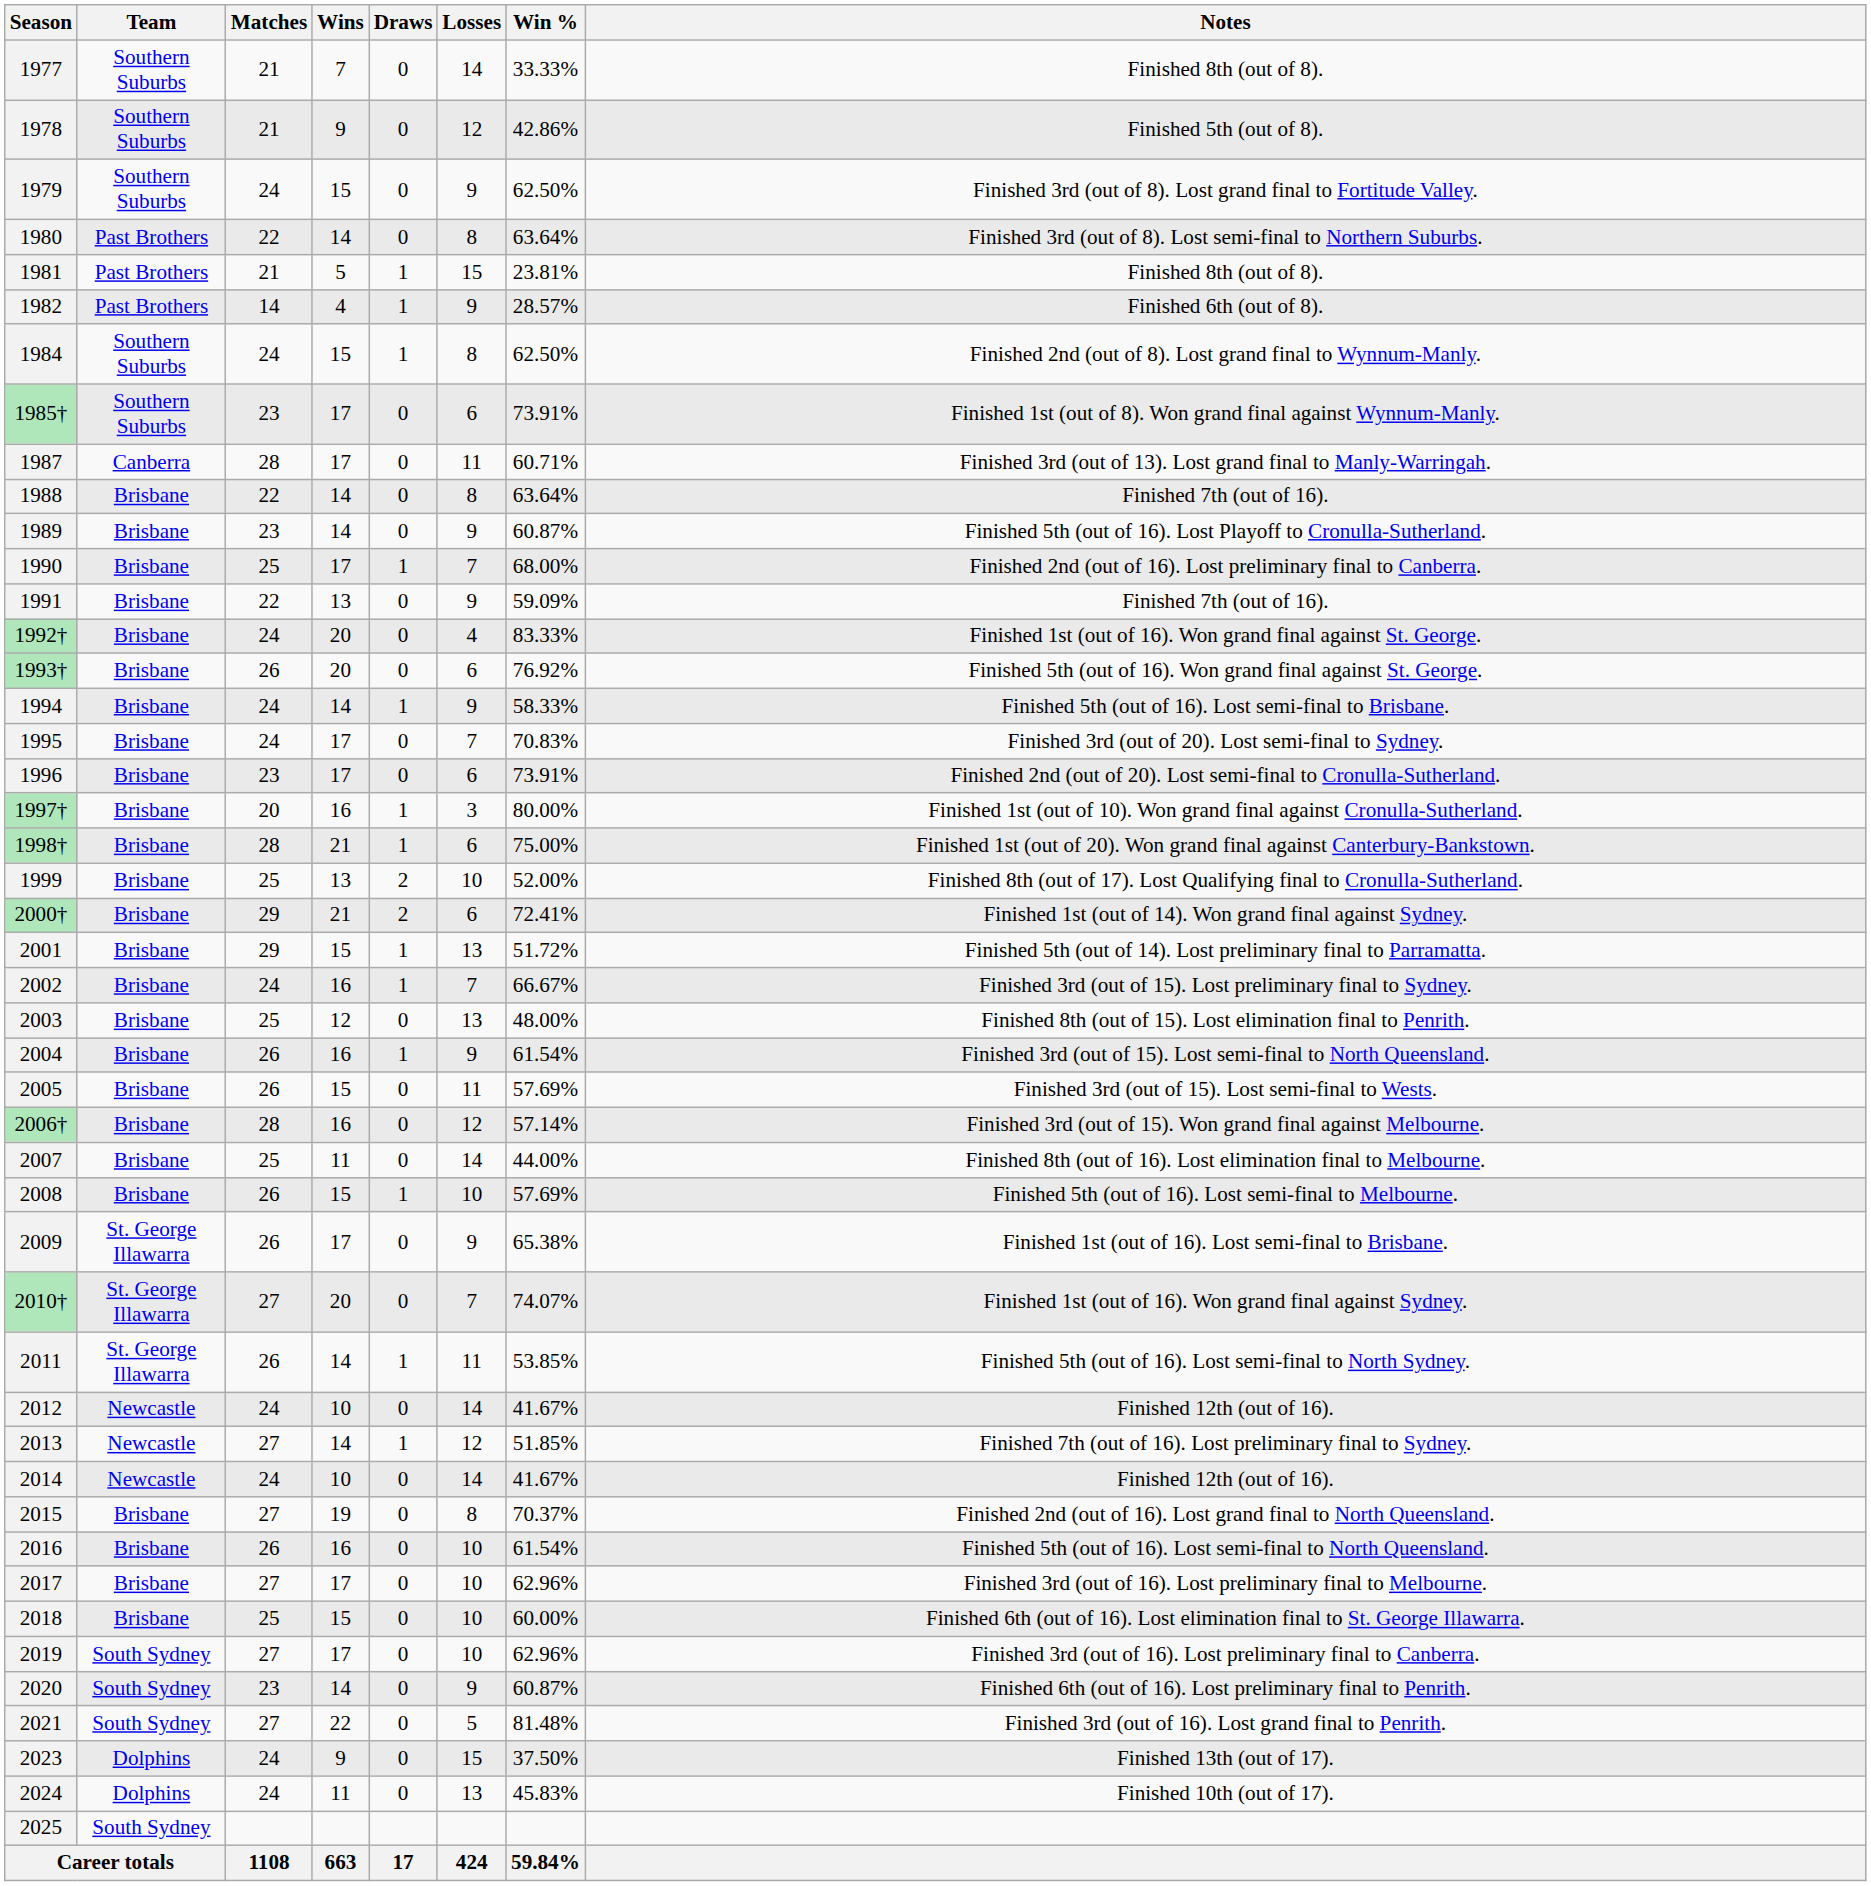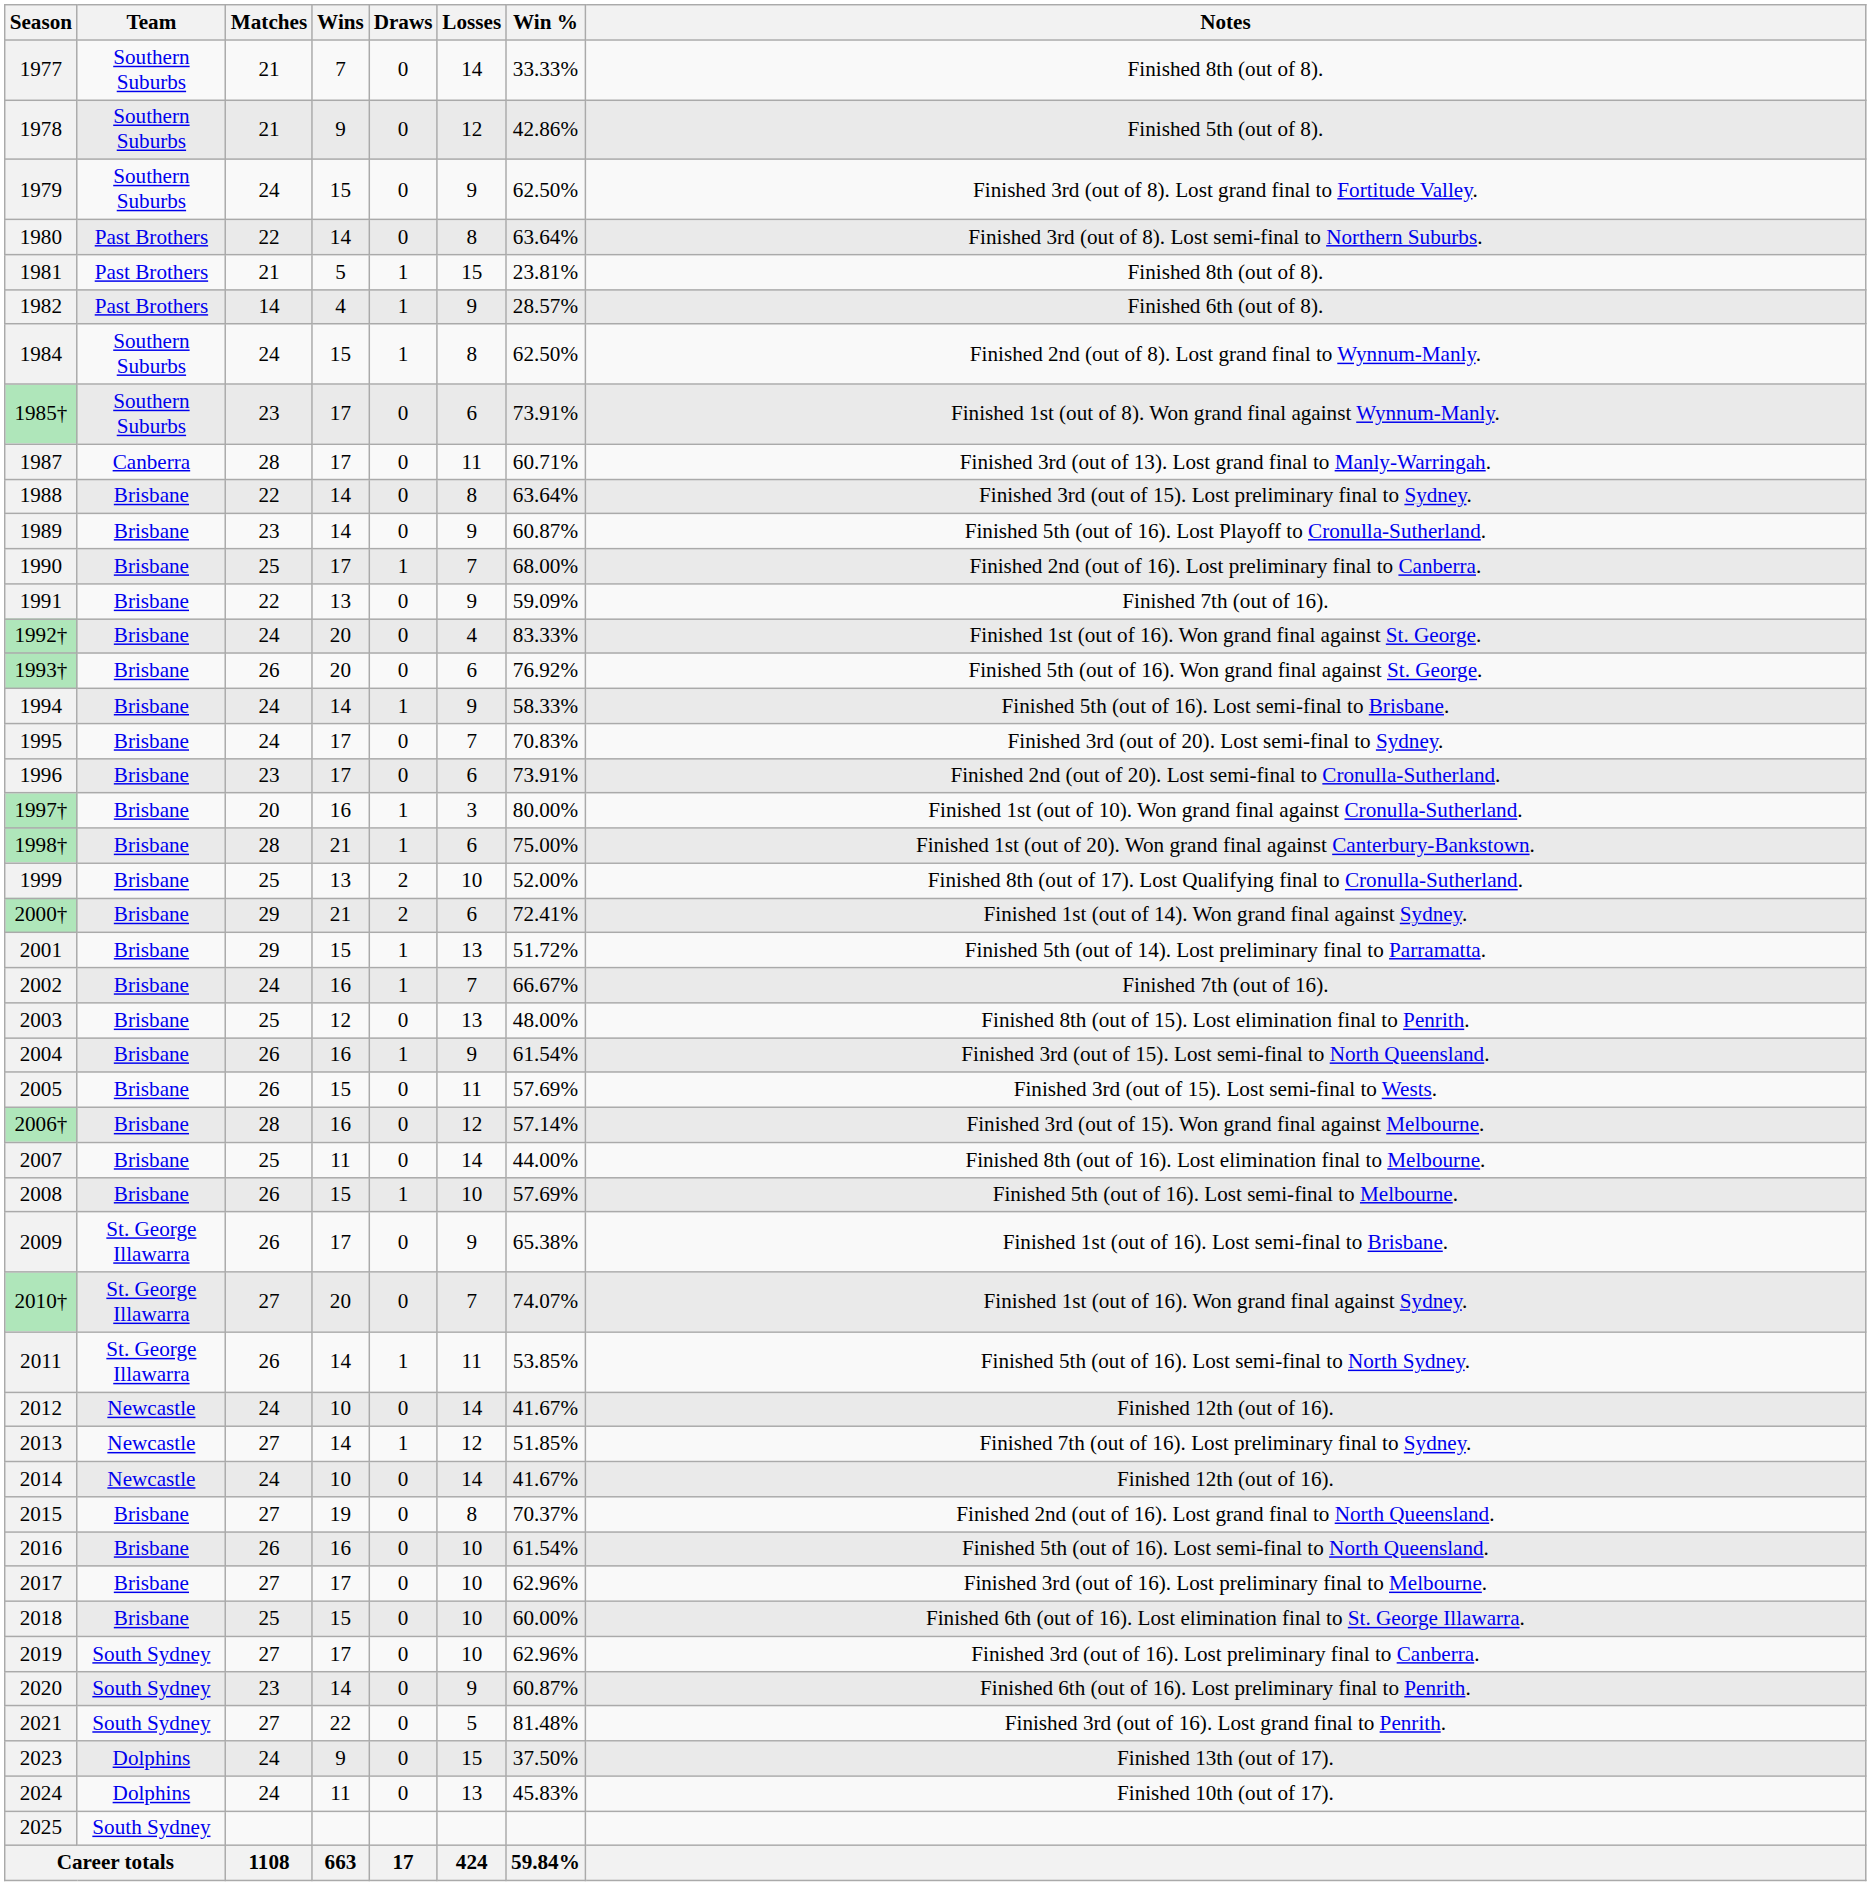(1225, 496) Finished 7th (out of 16). -> (1225, 496) Finished 3rd (out of 15). Lost preliminary final to Sydney.
(1225, 985) Finished 3rd (out of 15). Lost preliminary final to Sydney. -> (1225, 985) Finished 7th (out of 16).
